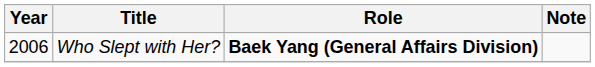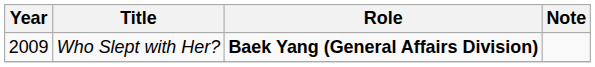(29, 47) 2006 -> (29, 47) 2009
